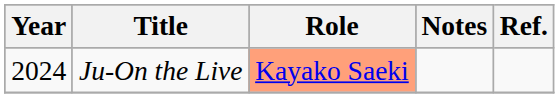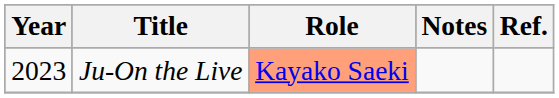(39, 69) 2024 -> (39, 69) 2023
